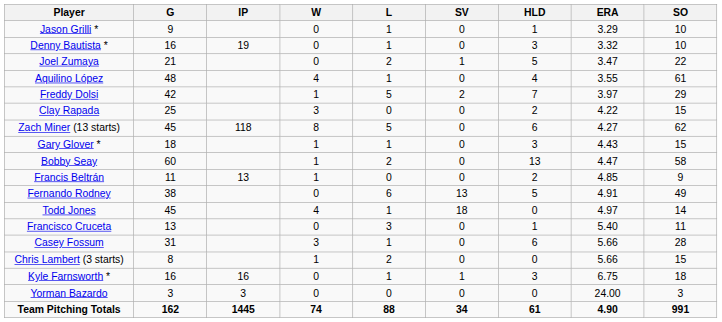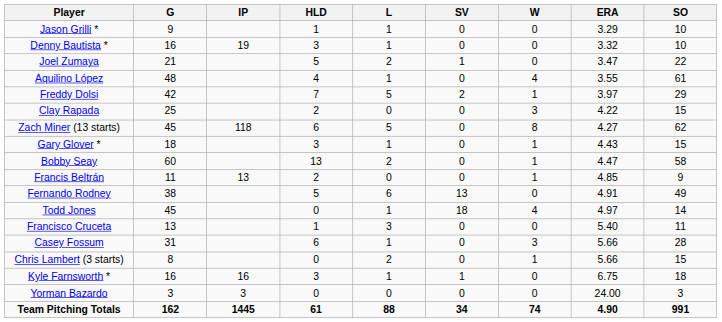columns swapped: (316, 12) <-> (535, 12)
